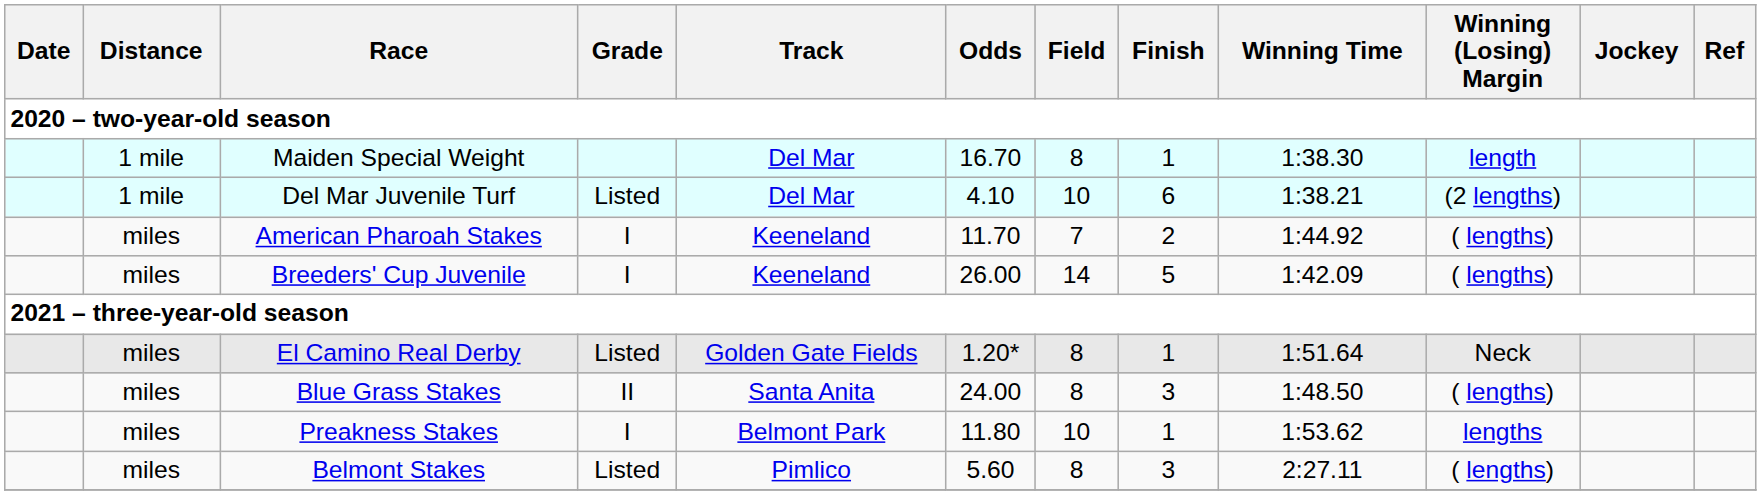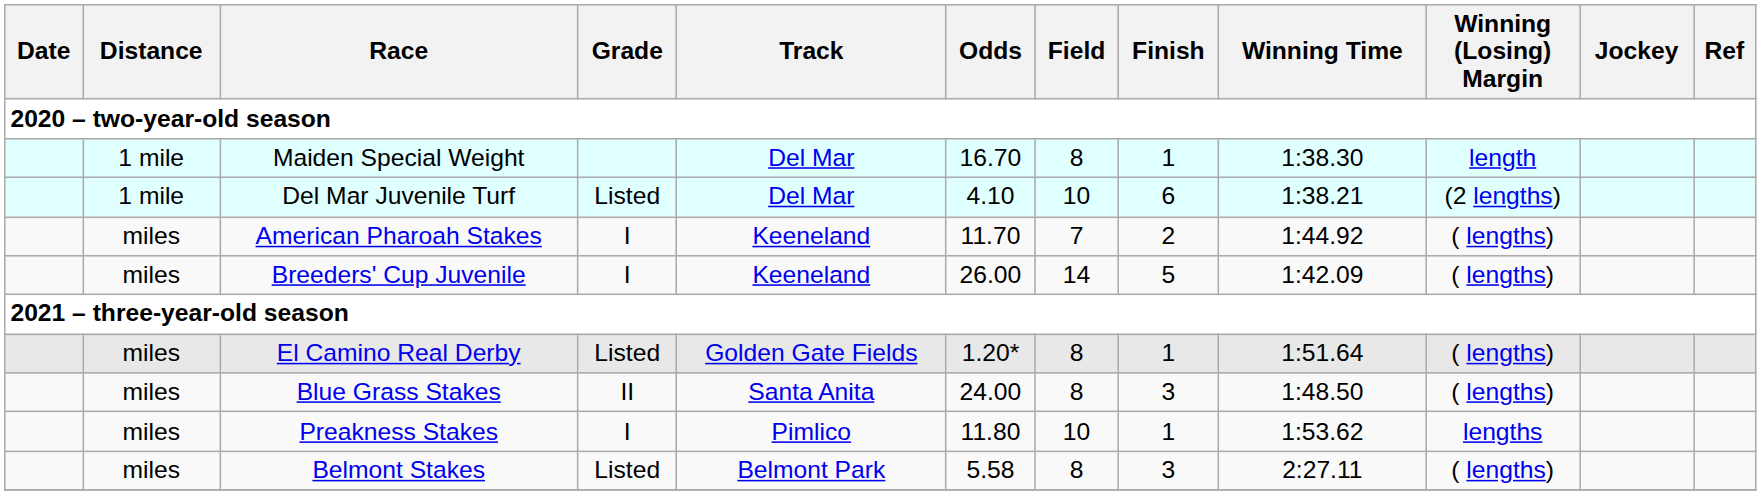(1503, 353) Neck -> (1503, 353) ( lengths)
(811, 431) Belmont Park -> (811, 431) Pimlico
(811, 470) Pimlico -> (811, 470) Belmont Park
(990, 470) 5.60 -> (990, 470) 5.58
